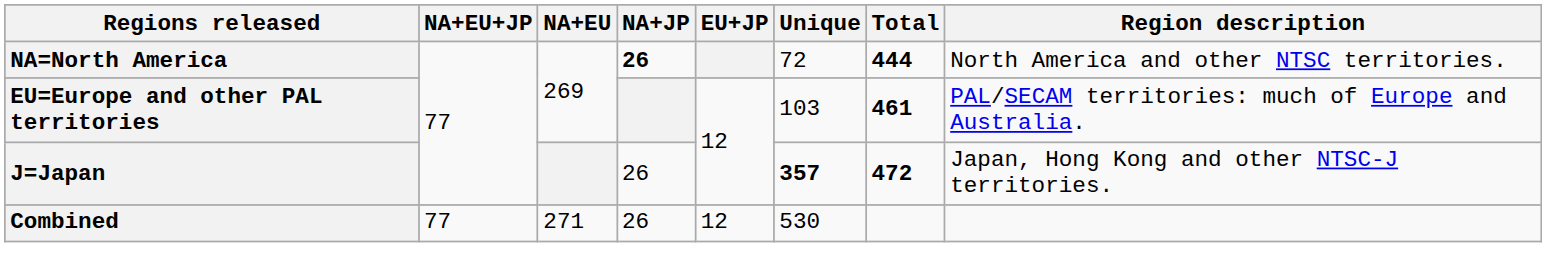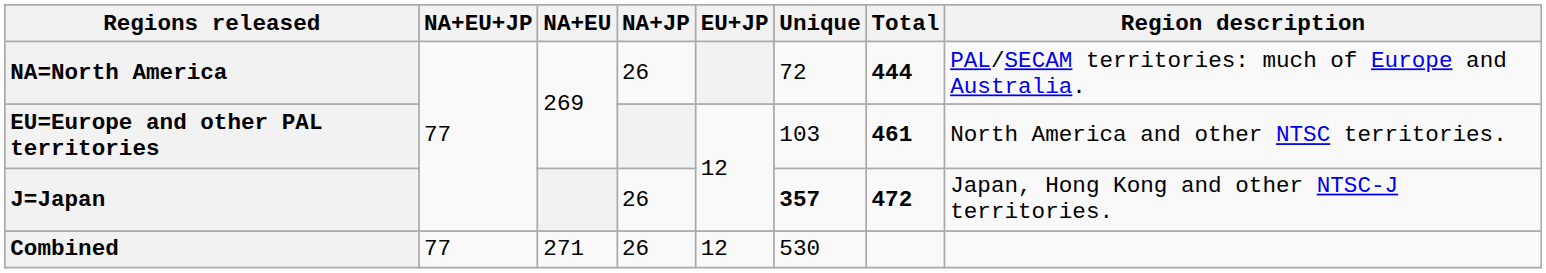(636, 60) bold -> (636, 73) normal
(1228, 60) North America and other NTSC territories. -> (1228, 73) PAL/SECAM territories: much of Europe and Australia.
(1228, 110) PAL/SECAM territories: much of Europe and Australia. -> (1228, 136) North America and other NTSC territories.
